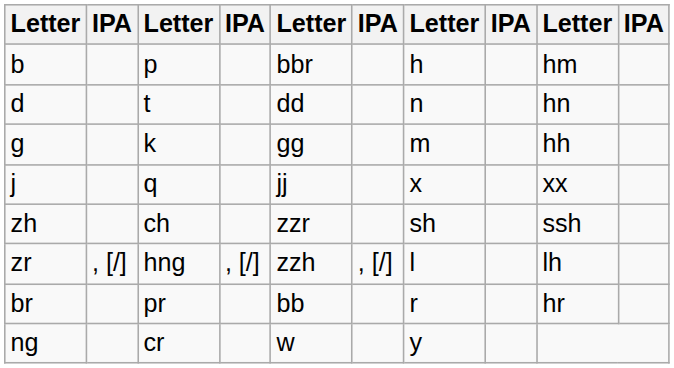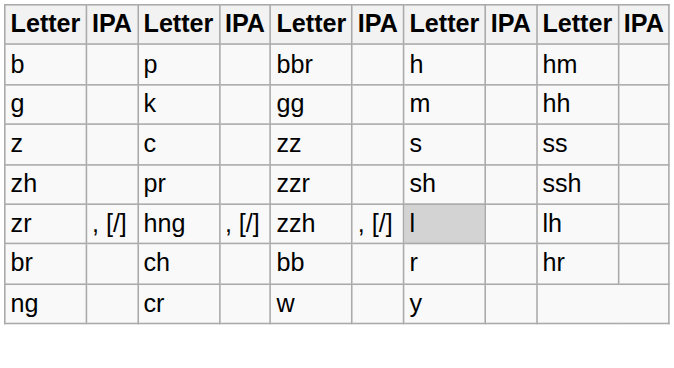- row: (18, 104)
- row: (13, 183)
+ row: (17, 143)
(157, 223) ch -> (155, 183) pr
(412, 263) no background -> (412, 223) lightgrey background
(155, 303) pr -> (157, 263) ch
